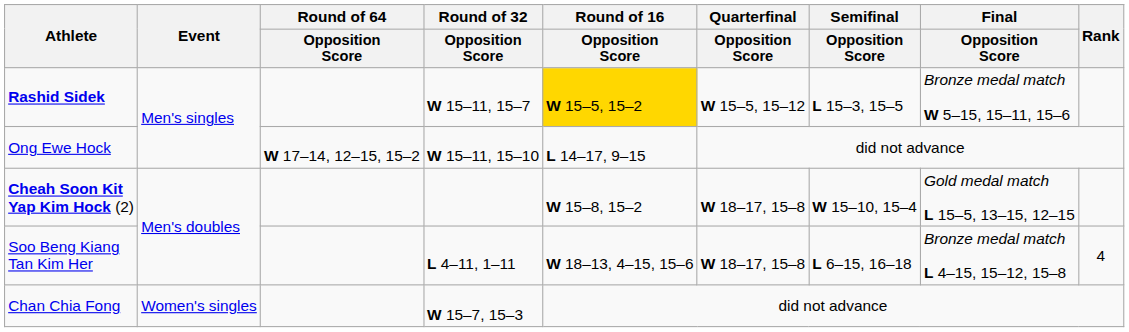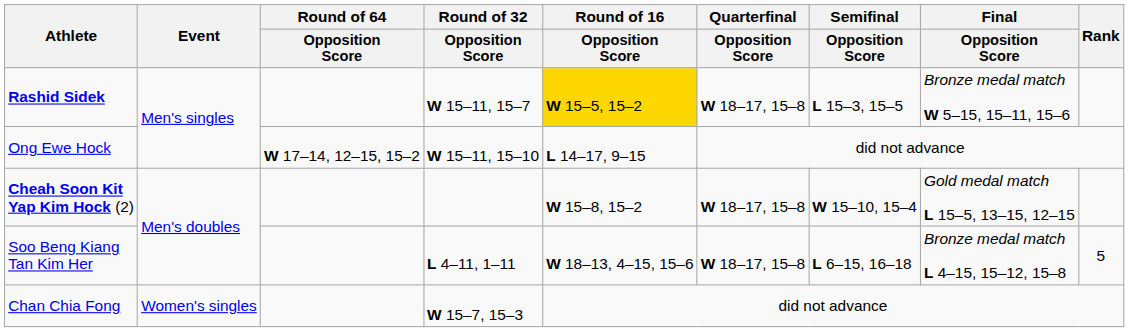(753, 106) W 15–5, 15–12 -> (753, 106) W 18–17, 15–8
(1101, 256) 4 -> (1101, 256) 5
